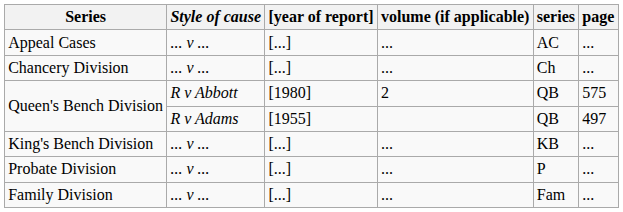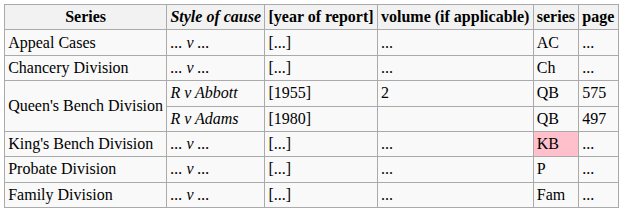(290, 93) [1980] -> (290, 93) [1955]
(290, 118) [1955] -> (290, 118) [1980]
(548, 144) no background -> (548, 144) pink background
